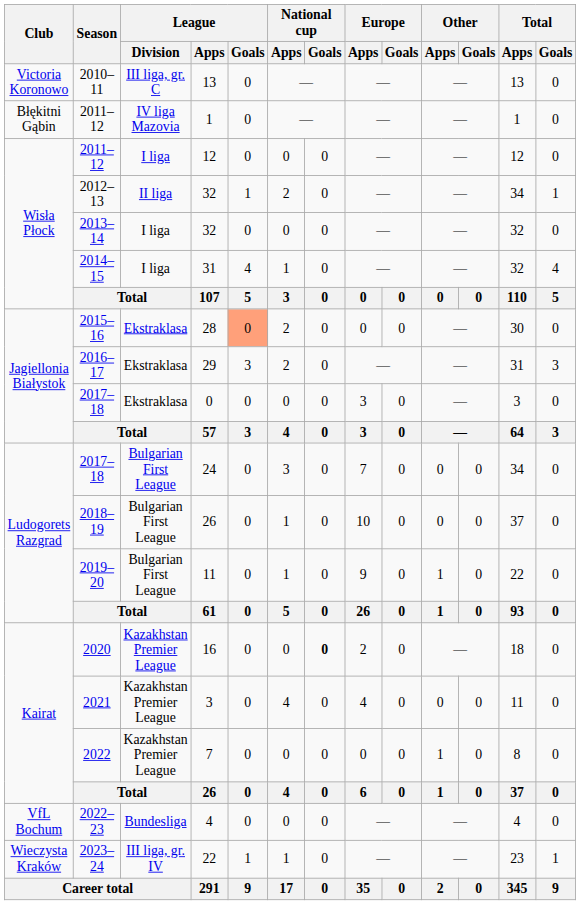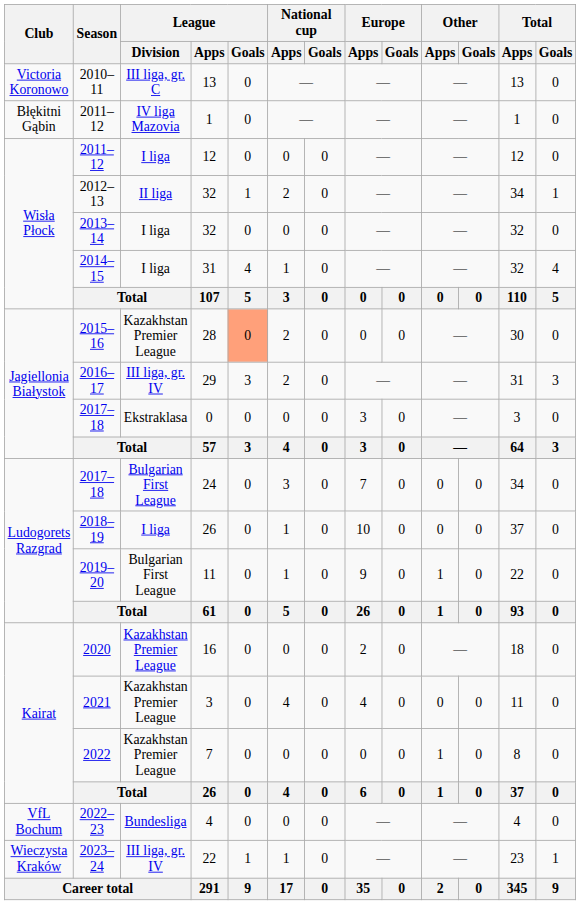(156, 327) Ekstraklasa -> (156, 335) Kazakhstan Premier League
(156, 365) Ekstraklasa -> (156, 380) III liga, gr. IV
(156, 522) Bulgarian First League -> (156, 529) I liga
(325, 649) bold -> (325, 649) normal
